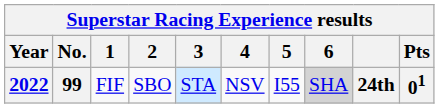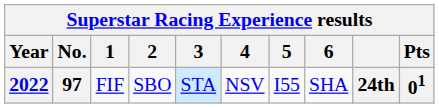(72, 85) 99 -> (72, 85) 97
(329, 85) lightgrey background -> (329, 85) no background
